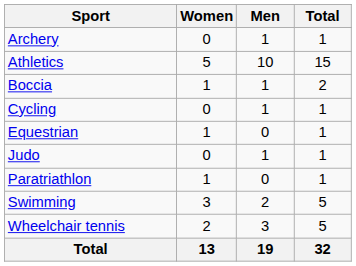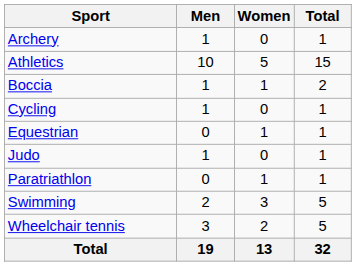columns swapped: (265, 16) <-> (207, 16)
